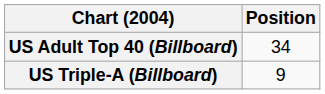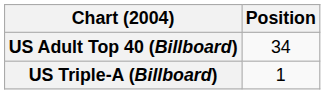(281, 74) 9 -> (281, 74) 1
